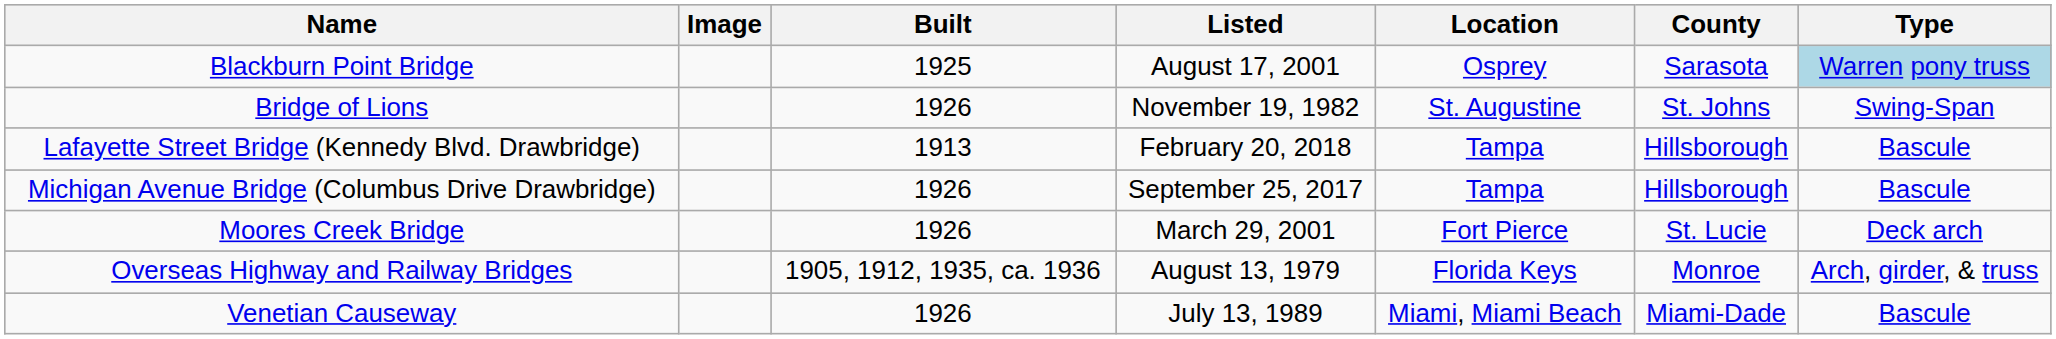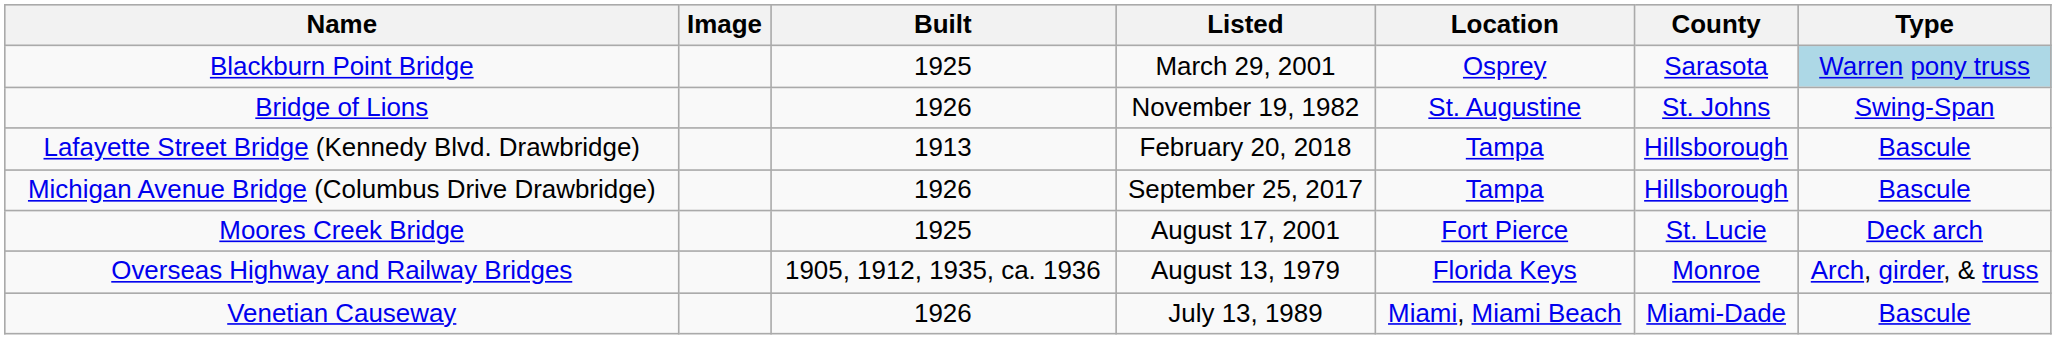(1245, 66) August 17, 2001 -> (1245, 66) March 29, 2001
(943, 230) 1926 -> (943, 230) 1925
(1245, 230) March 29, 2001 -> (1245, 230) August 17, 2001
